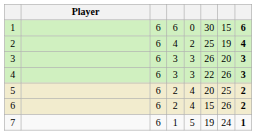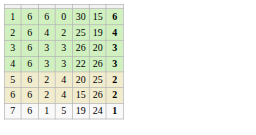- column: (86, 12)
